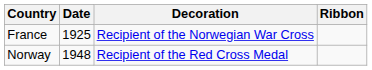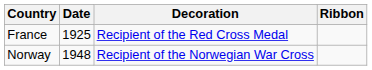(205, 34) Recipient of the Norwegian War Cross -> (192, 34) Recipient of the Red Cross Medal
(192, 55) Recipient of the Red Cross Medal -> (205, 55) Recipient of the Norwegian War Cross
